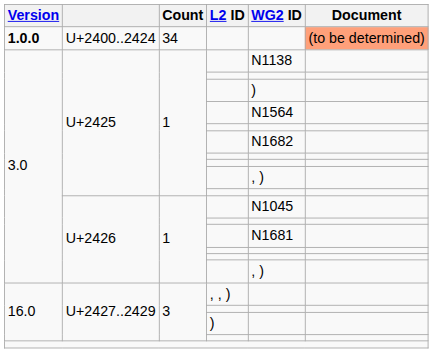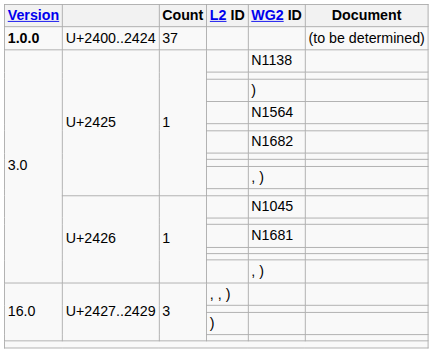(170, 38) 34 -> (170, 38) 37
(367, 38) lightsalmon background -> (367, 38) no background
